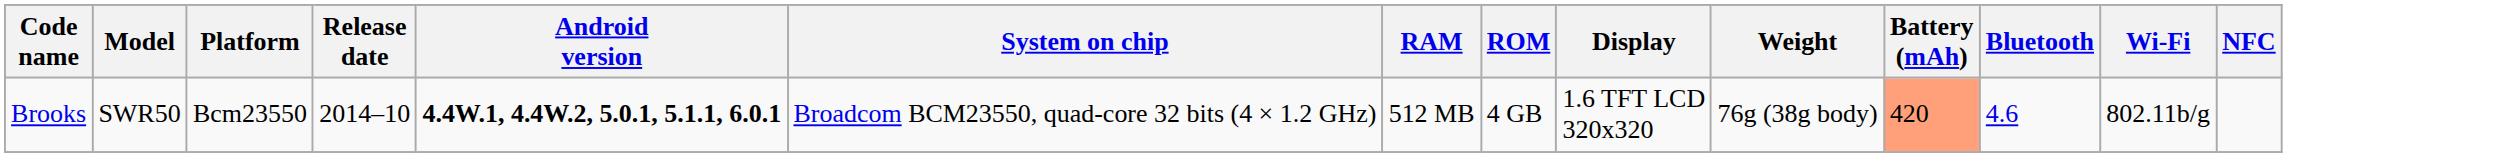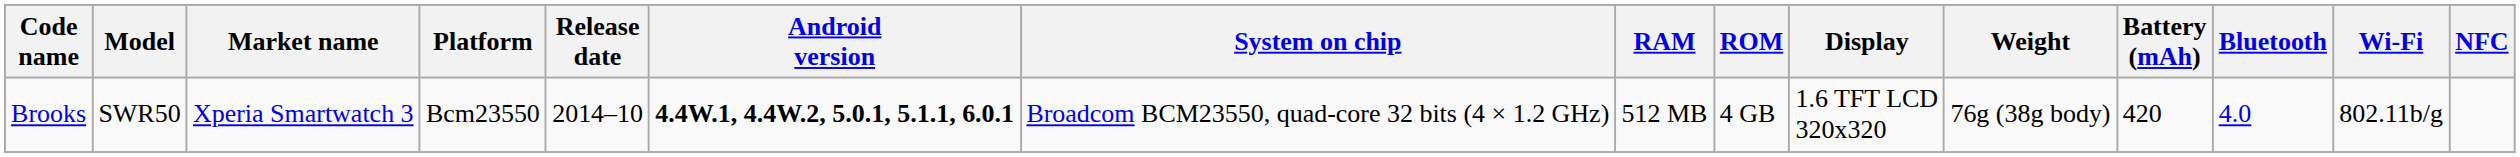+ column: (303, 40)
(1909, 114) lightsalmon background -> (2142, 114) no background
(2002, 114) 4.6 -> (2235, 114) 4.0
